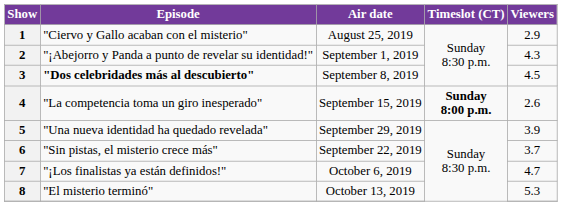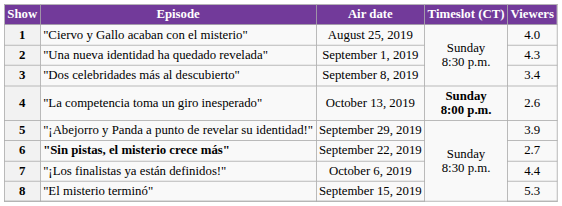(532, 34) 2.9 -> (532, 34) 4.0
(178, 55) "¡Abejorro y Panda a punto de revelar su identidad!" -> (156, 55) "Una nueva identidad ha quedado revelada"
(149, 75) bold -> (141, 75) normal
(532, 75) 4.5 -> (532, 75) 3.4
(370, 103) September 15, 2019 -> (370, 103) October 13, 2019
(156, 130) "Una nueva identidad ha quedado revelada" -> (178, 130) "¡Abejorro y Panda a punto de revelar su identidad!"
(130, 150) normal -> (137, 150) bold
(532, 150) 3.7 -> (532, 150) 2.7
(532, 171) 4.7 -> (532, 171) 4.4
(370, 191) October 13, 2019 -> (370, 191) September 15, 2019
